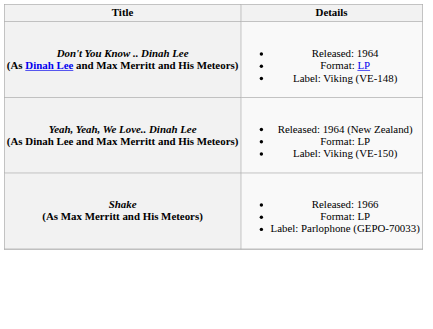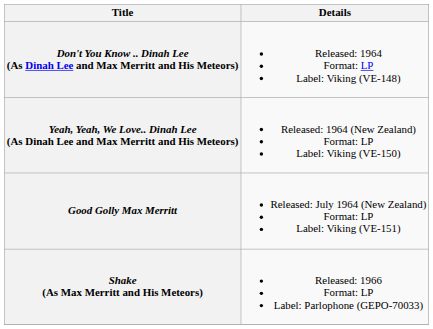+ row: (123, 211)
